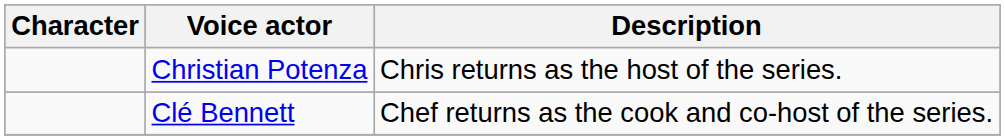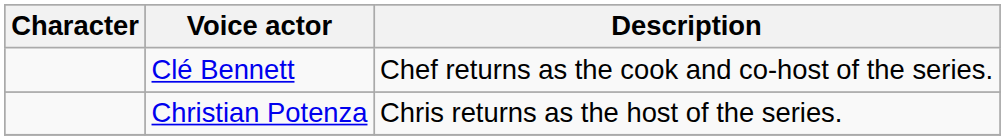rows swapped: (259, 69) <-> (223, 112)
